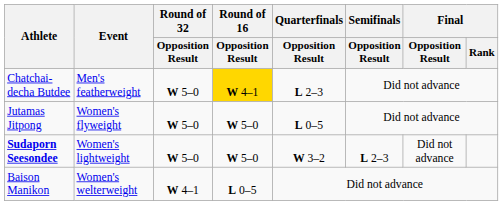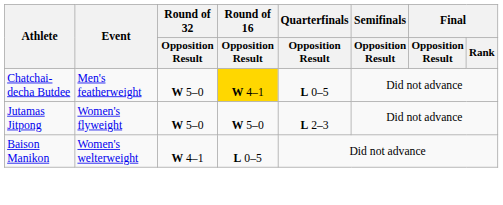(309, 92) L 2–3 -> (315, 92) L 0–5
(309, 125) L 0–5 -> (315, 125) L 2–3
- row: (32, 151)
